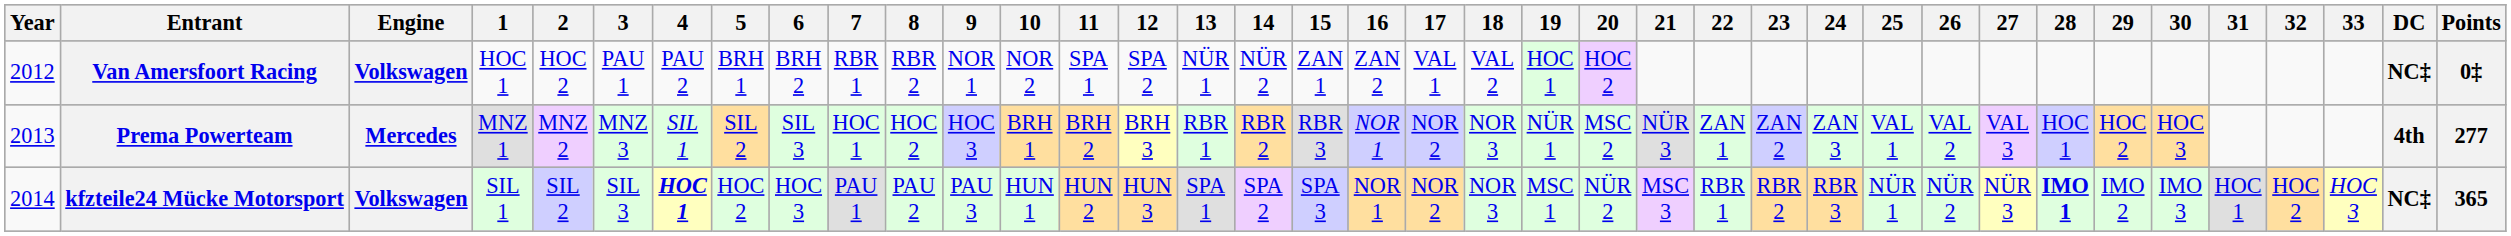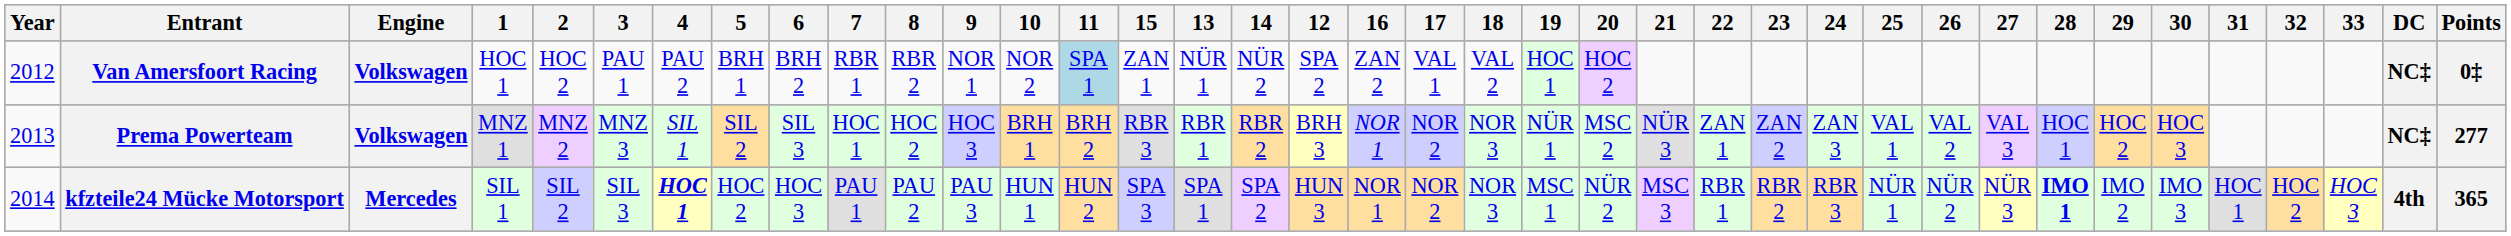columns swapped: (1147, 22) <-> (1320, 22)
(1089, 72) no background -> (1089, 72) lightblue background
(411, 135) Mercedes -> (411, 135) Volkswagen
(2409, 135) 4th -> (2409, 135) NC‡
(411, 198) Volkswagen -> (411, 198) Mercedes
(2409, 198) NC‡ -> (2409, 198) 4th
